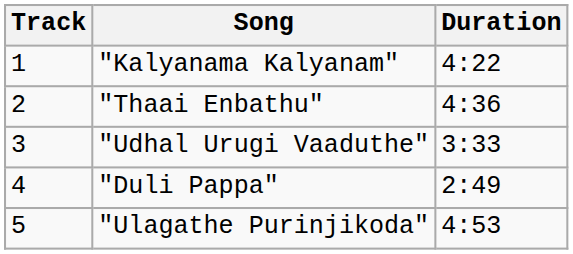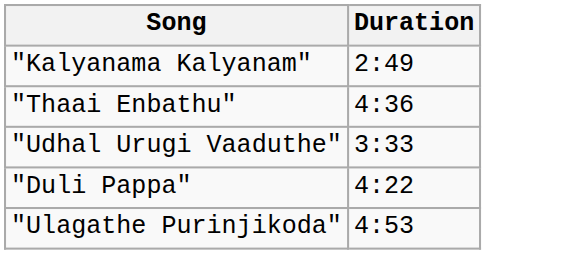- column: (49, 26)
(471, 66) 4:22 -> (384, 66) 2:49
(471, 187) 2:49 -> (384, 187) 4:22
